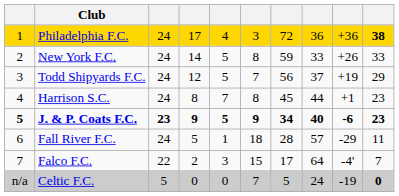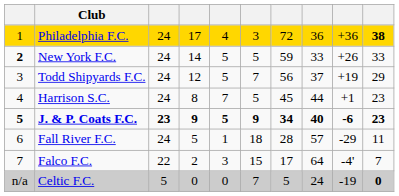(20, 56) normal -> (20, 56) bold
(256, 56) 8 -> (256, 56) 5
(256, 98) 8 -> (256, 98) 5
